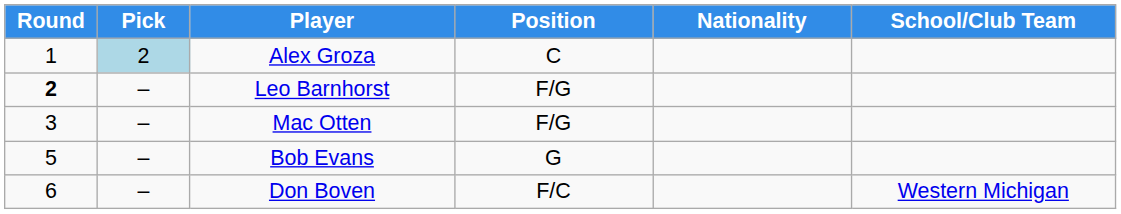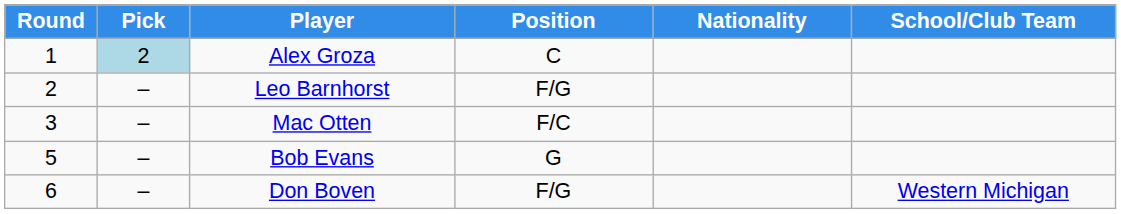(51, 89) bold -> (51, 89) normal
(553, 123) F/G -> (553, 123) F/C
(553, 191) F/C -> (553, 191) F/G
